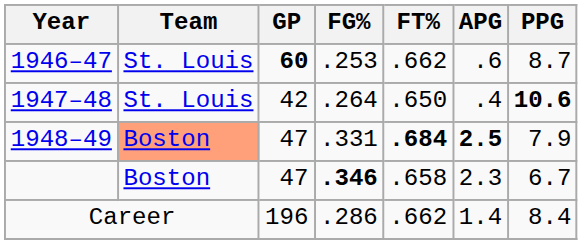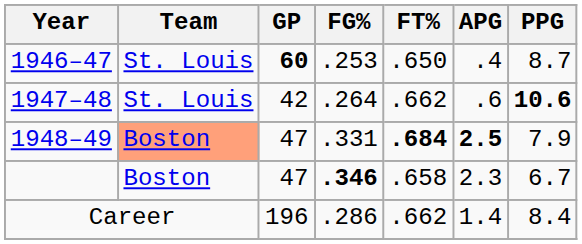(418, 64) .662 -> (418, 64) .650
(488, 64) .6 -> (488, 64) .4
(418, 103) .650 -> (418, 103) .662
(488, 103) .4 -> (488, 103) .6
